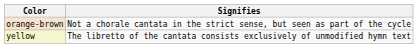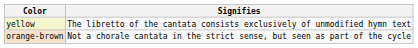rows swapped: (21, 37) <-> (35, 24)
